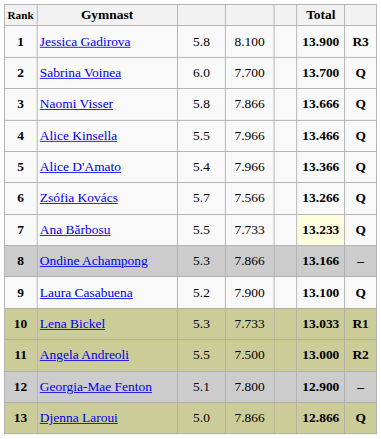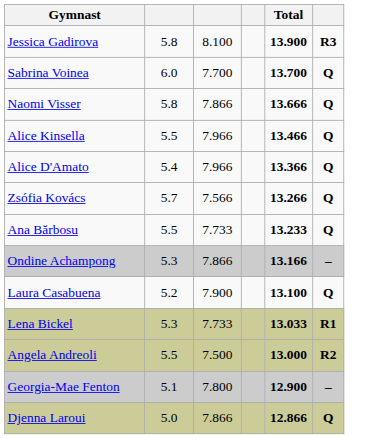- column: (21, 15)
(321, 229) lightyellow background -> (288, 229) no background
